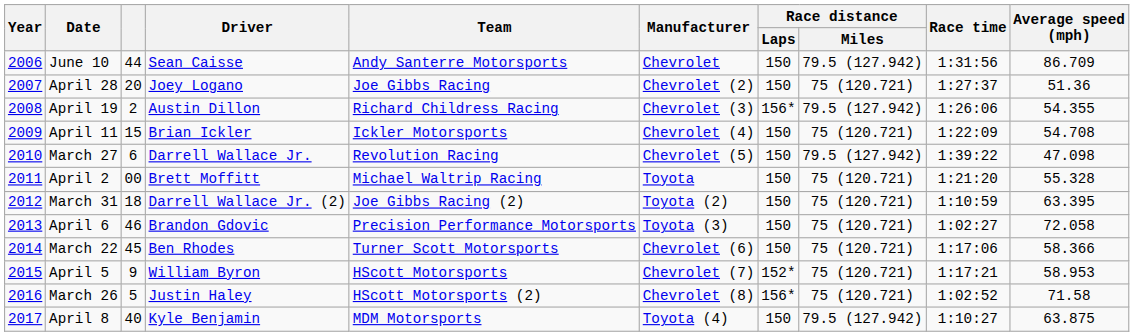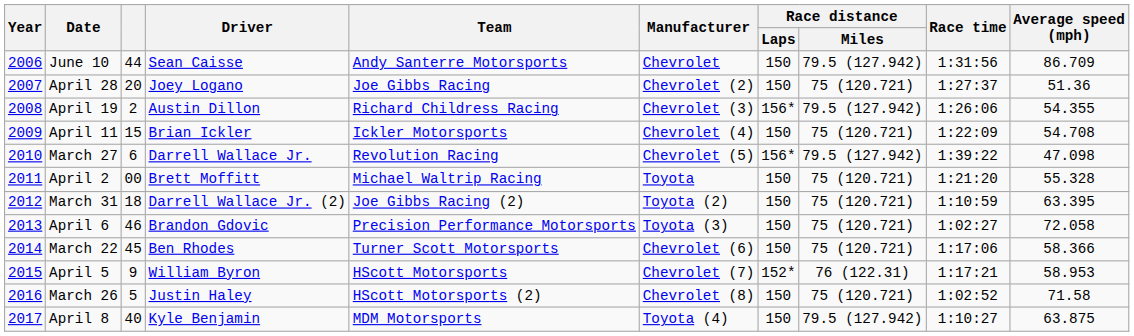(778, 156) 150 -> (778, 156) 156*
(862, 273) 75 (120.721) -> (862, 273) 76 (122.31)
(778, 296) 156* -> (778, 296) 150
